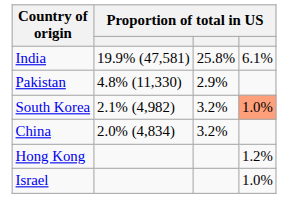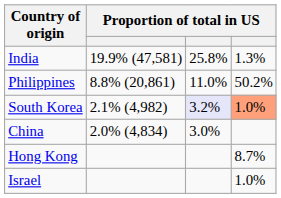(257, 58) 6.1% -> (250, 58) 1.3%
+ row: (42, 82)
- row: (41, 82)
(212, 107) no background -> (205, 107) lavender background
(212, 131) 3.2% -> (205, 131) 3.0%
(257, 156) 1.2% -> (250, 156) 8.7%
